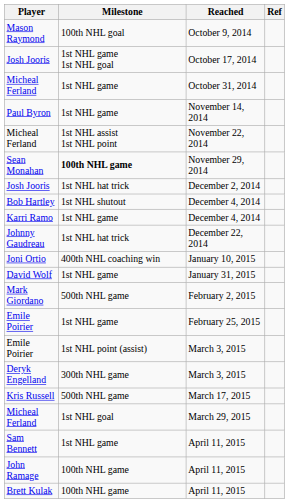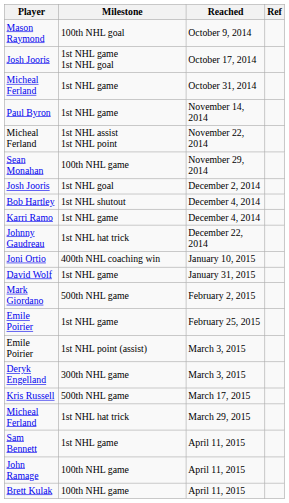(96, 165) bold -> (95, 165) normal
(95, 186) 1st NHL hat trick -> (87, 186) 1st NHL goal
(87, 417) 1st NHL goal -> (95, 417) 1st NHL hat trick
